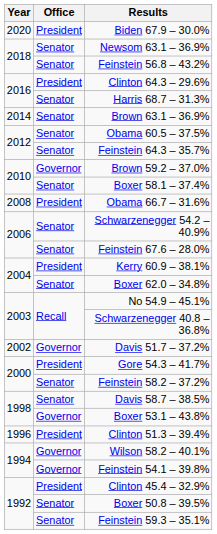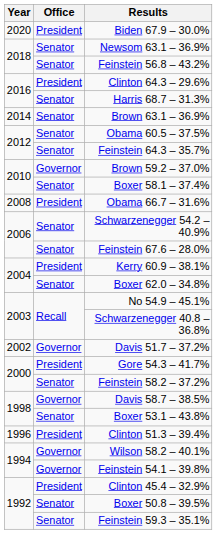(55, 399) Senator -> (59, 399) Governor
(59, 417) Governor -> (55, 417) Senator
